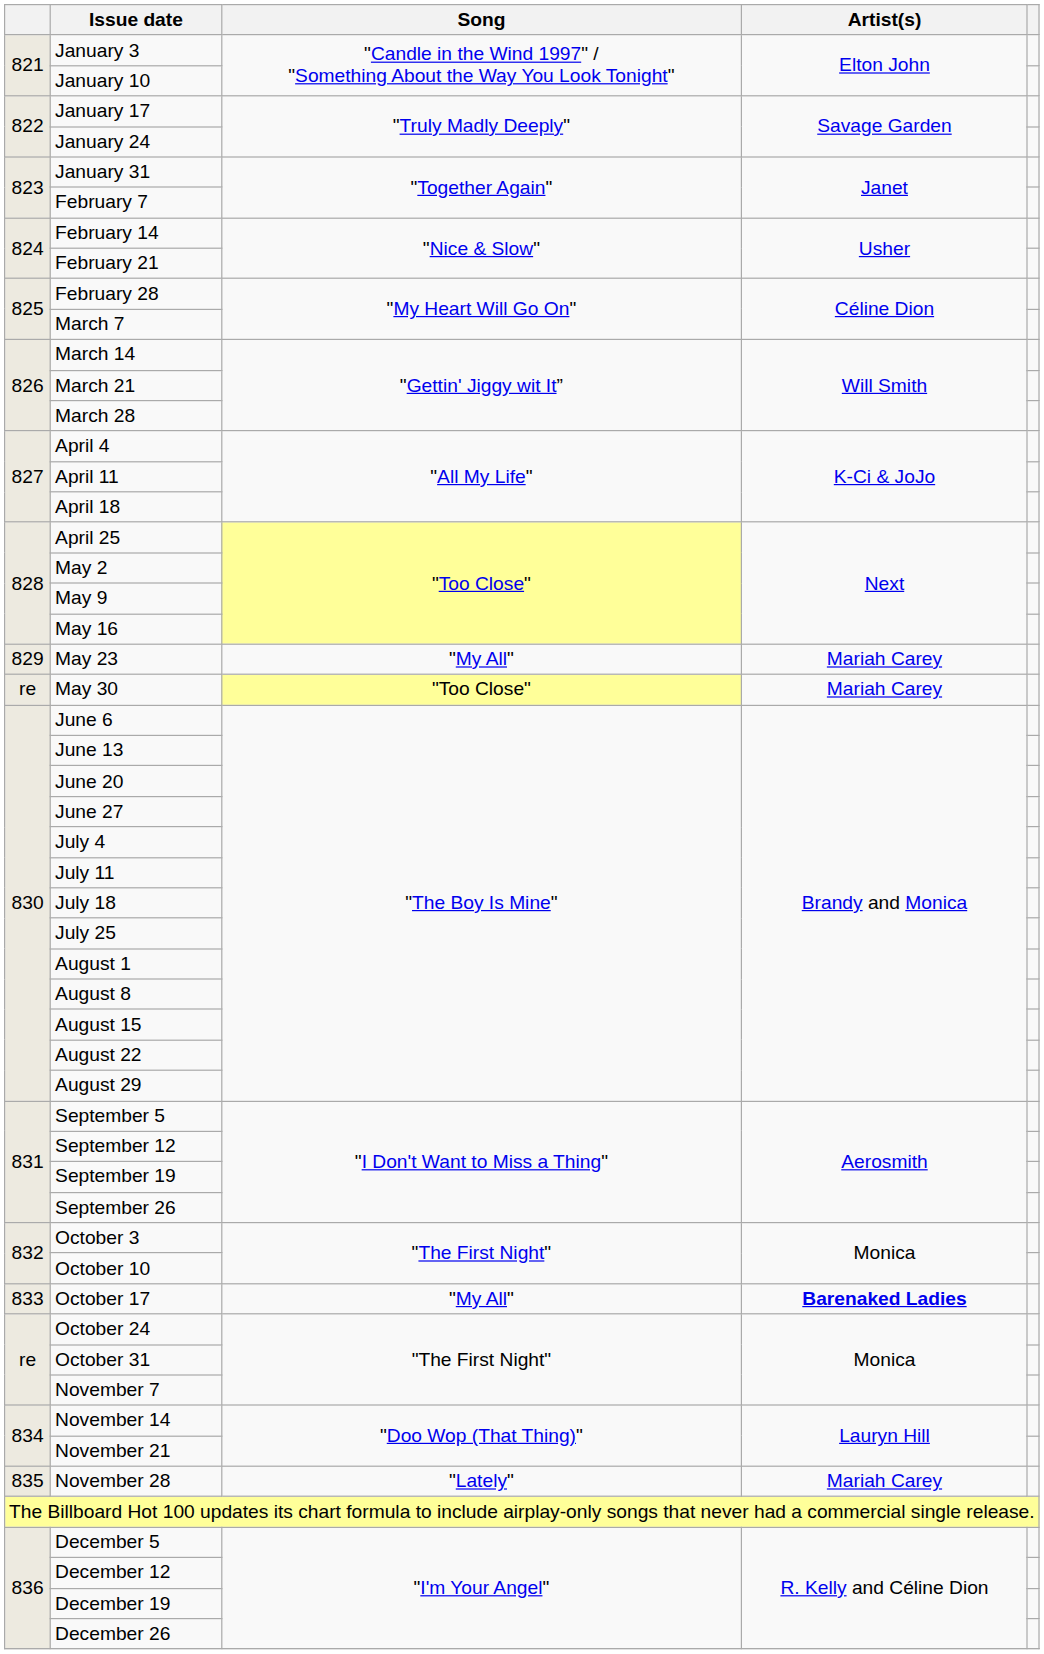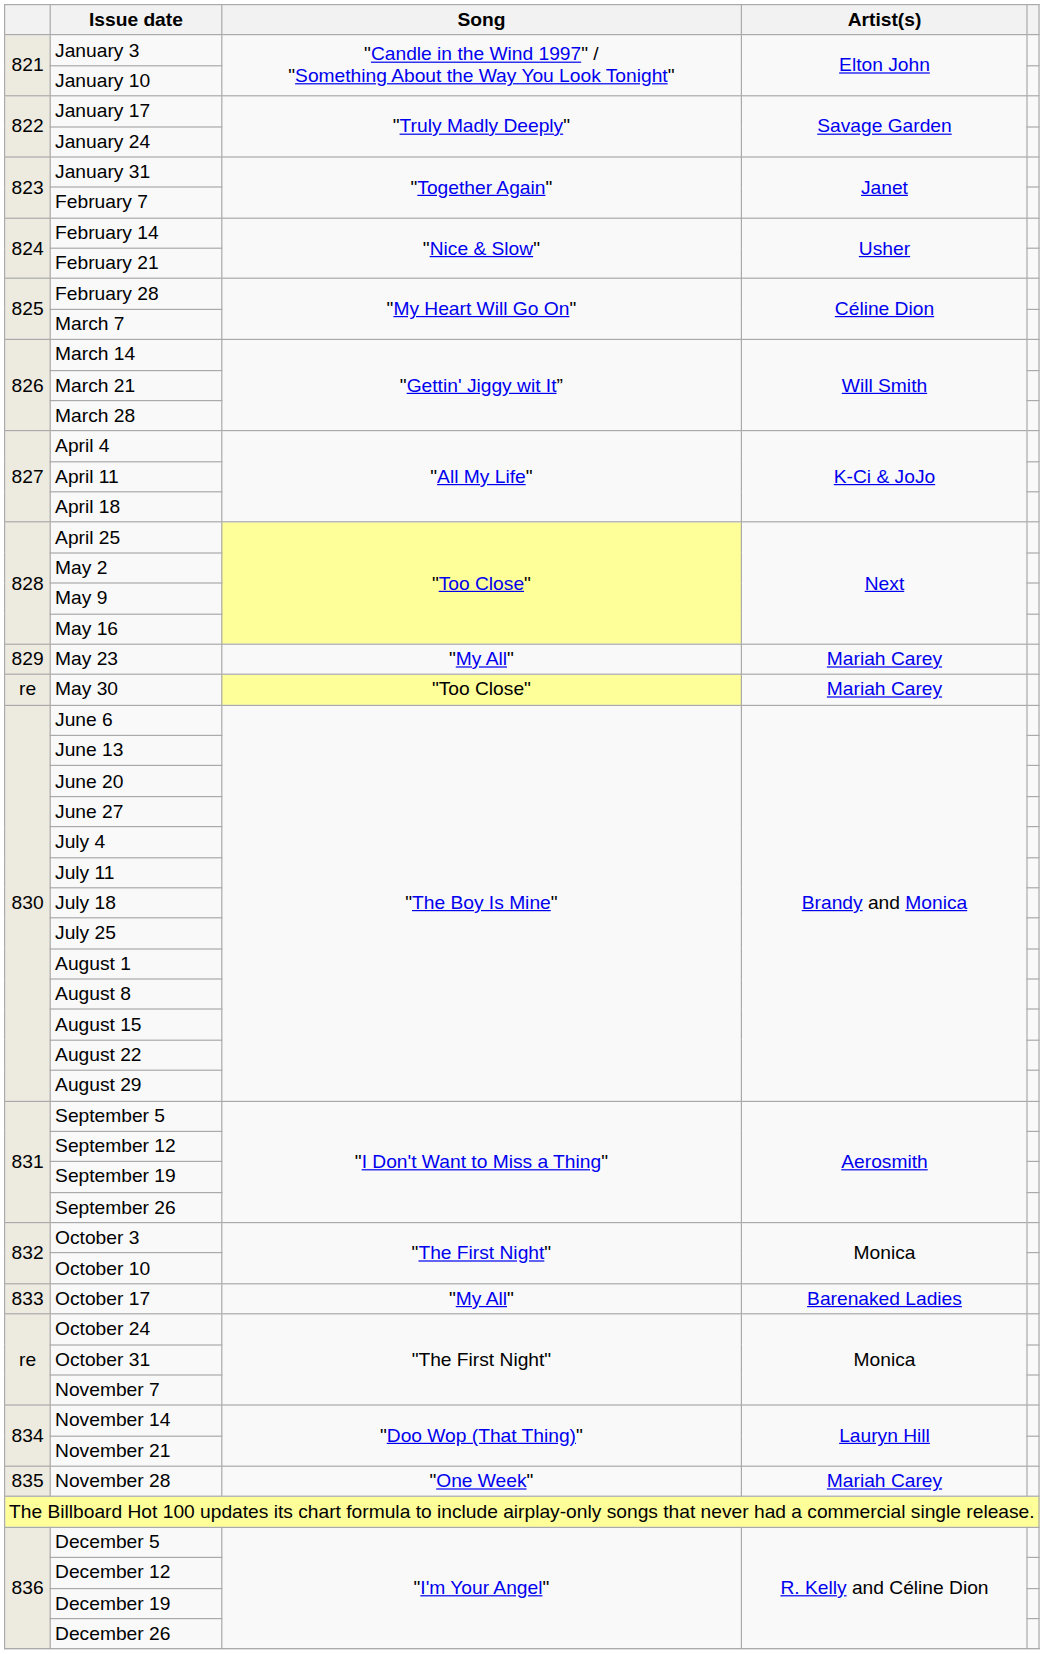(884, 1298) bold -> (884, 1298) normal
(481, 1481) "Lately" -> (481, 1481) "One Week"
